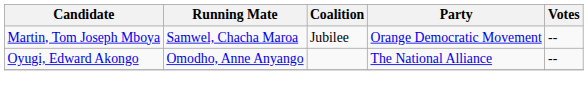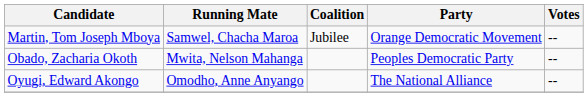+ row: (72, 59)
